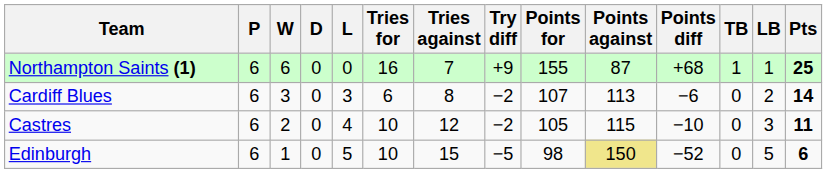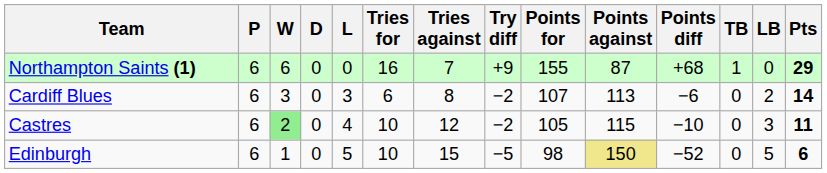(769, 67) 1 -> (769, 67) 0
(803, 67) 25 -> (803, 67) 29
(285, 125) no background -> (285, 125) lightgreen background
